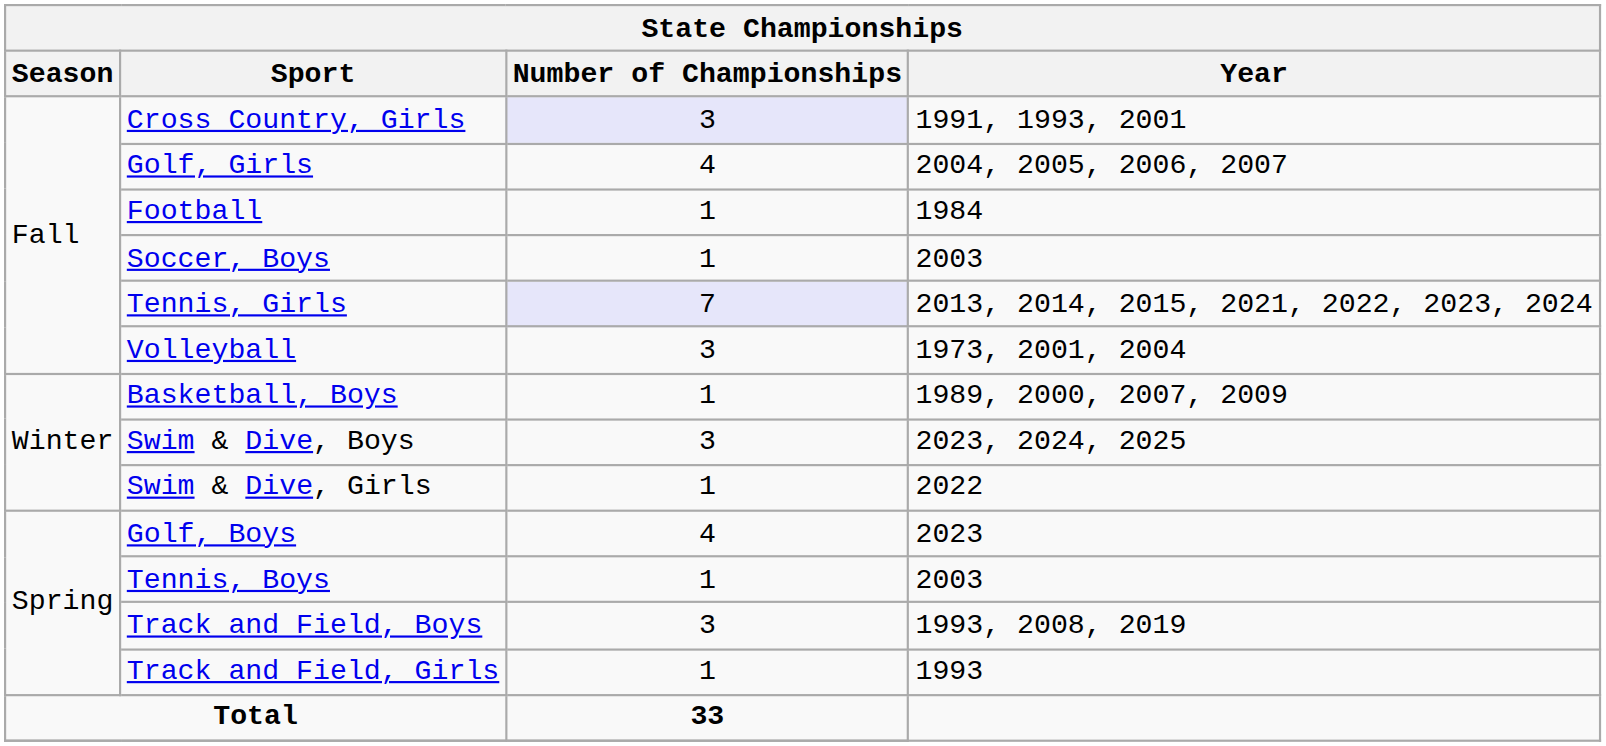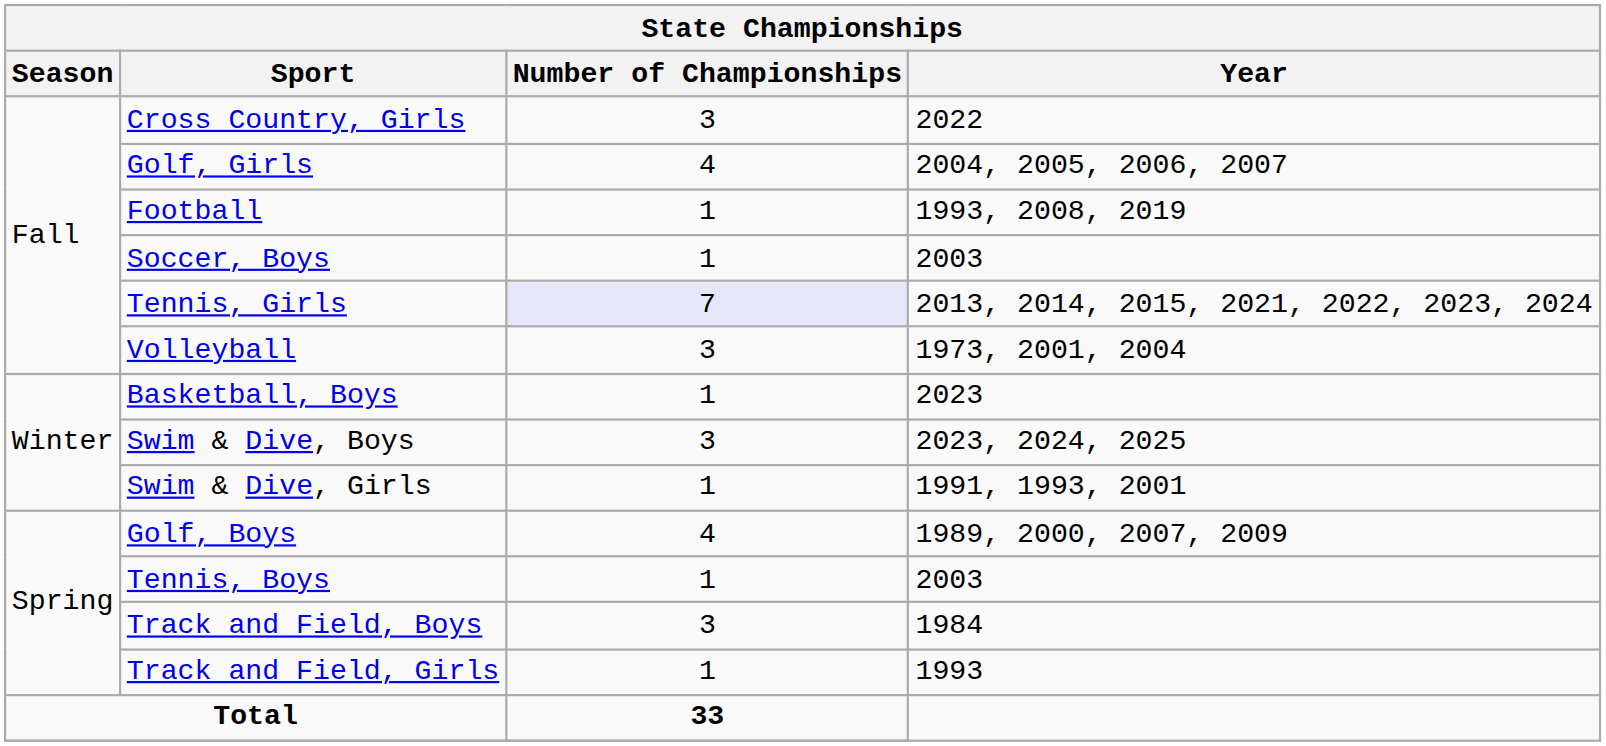(707, 120) lavender background -> (707, 120) no background
(1051, 120) 1991, 1993, 2001 -> (949, 120) 2022
(949, 212) 1984 -> (1051, 212) 1993, 2008, 2019
(1102, 396) 1989, 2000, 2007, 2009 -> (949, 396) 2023
(949, 488) 2022 -> (1051, 488) 1991, 1993, 2001
(949, 534) 2023 -> (1102, 534) 1989, 2000, 2007, 2009
(1051, 626) 1993, 2008, 2019 -> (949, 626) 1984
